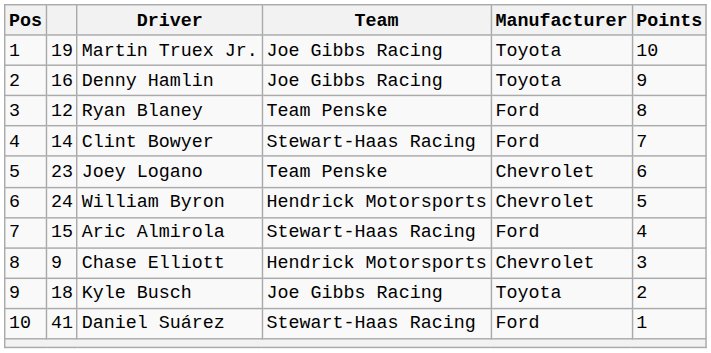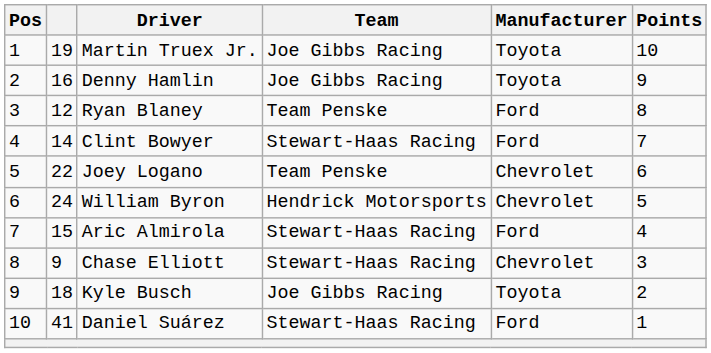(62, 172) 23 -> (62, 172) 22
(377, 263) Hendrick Motorsports -> (371, 263) Stewart-Haas Racing
